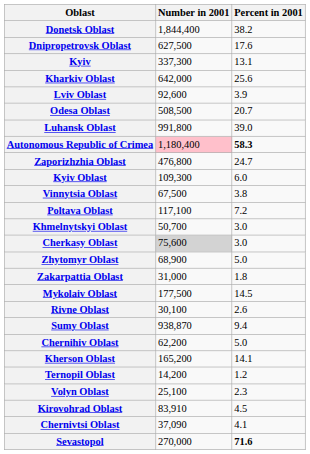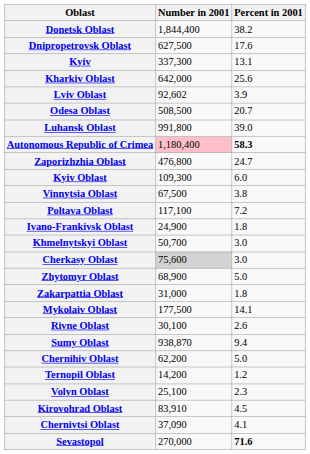(172, 95) 92,600 -> (172, 95) 92,602
+ row: (80, 227)
(243, 293) 14.5 -> (243, 309) 14.1
- row: (80, 359)
